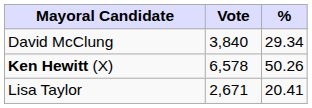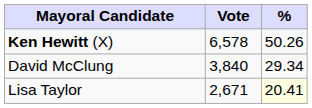rows swapped: (61, 66) <-> (61, 41)
(284, 90) no background -> (284, 90) lightyellow background
